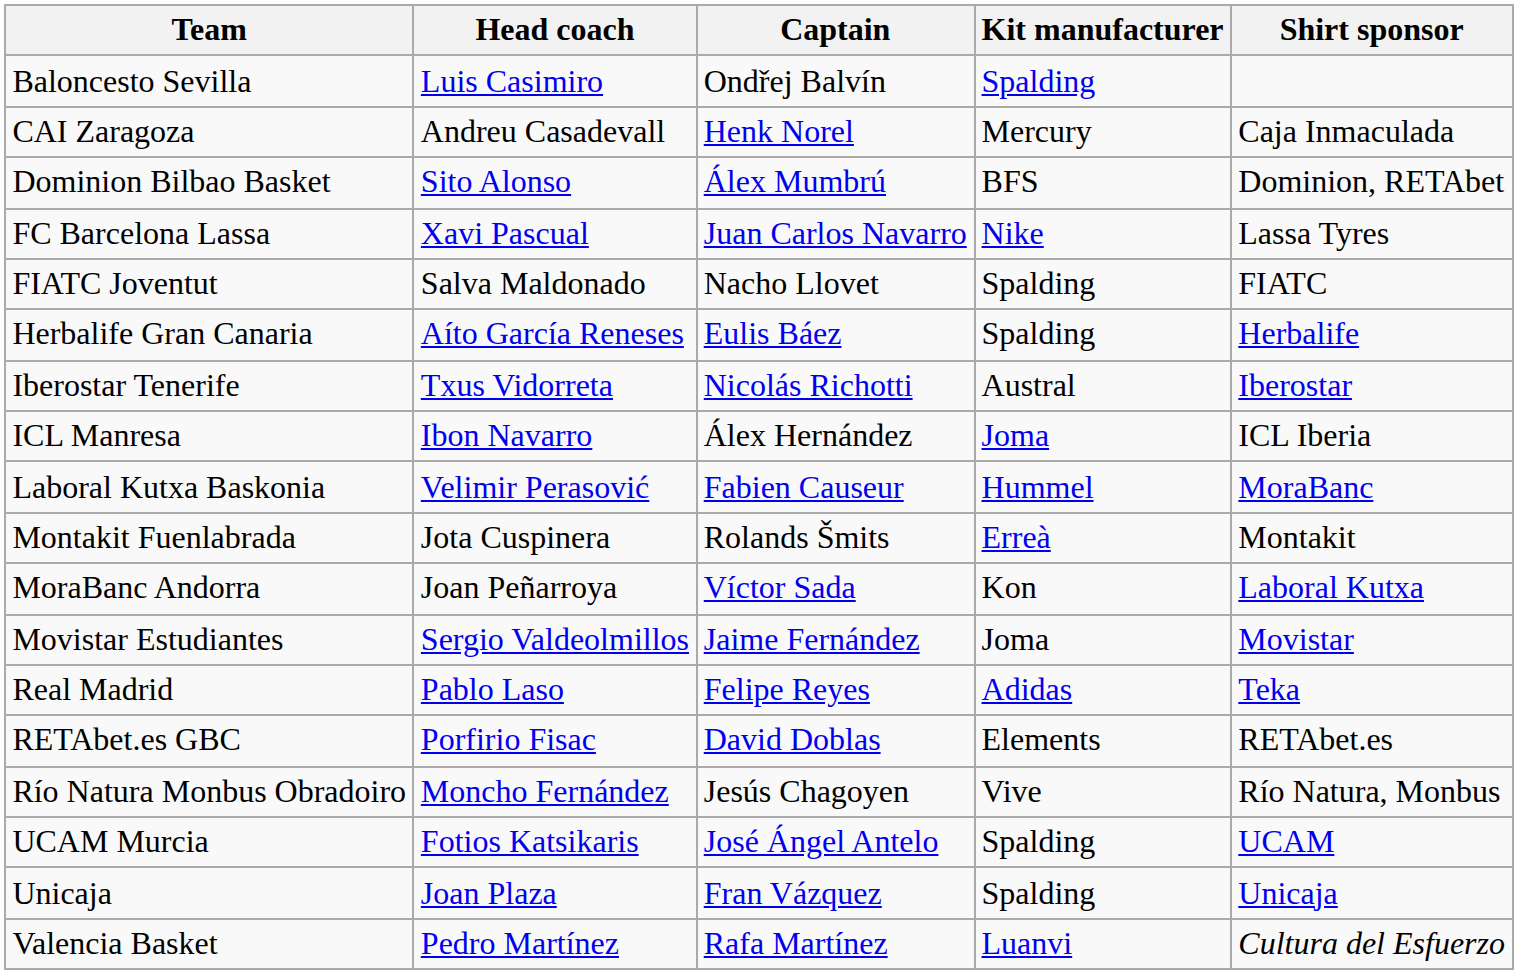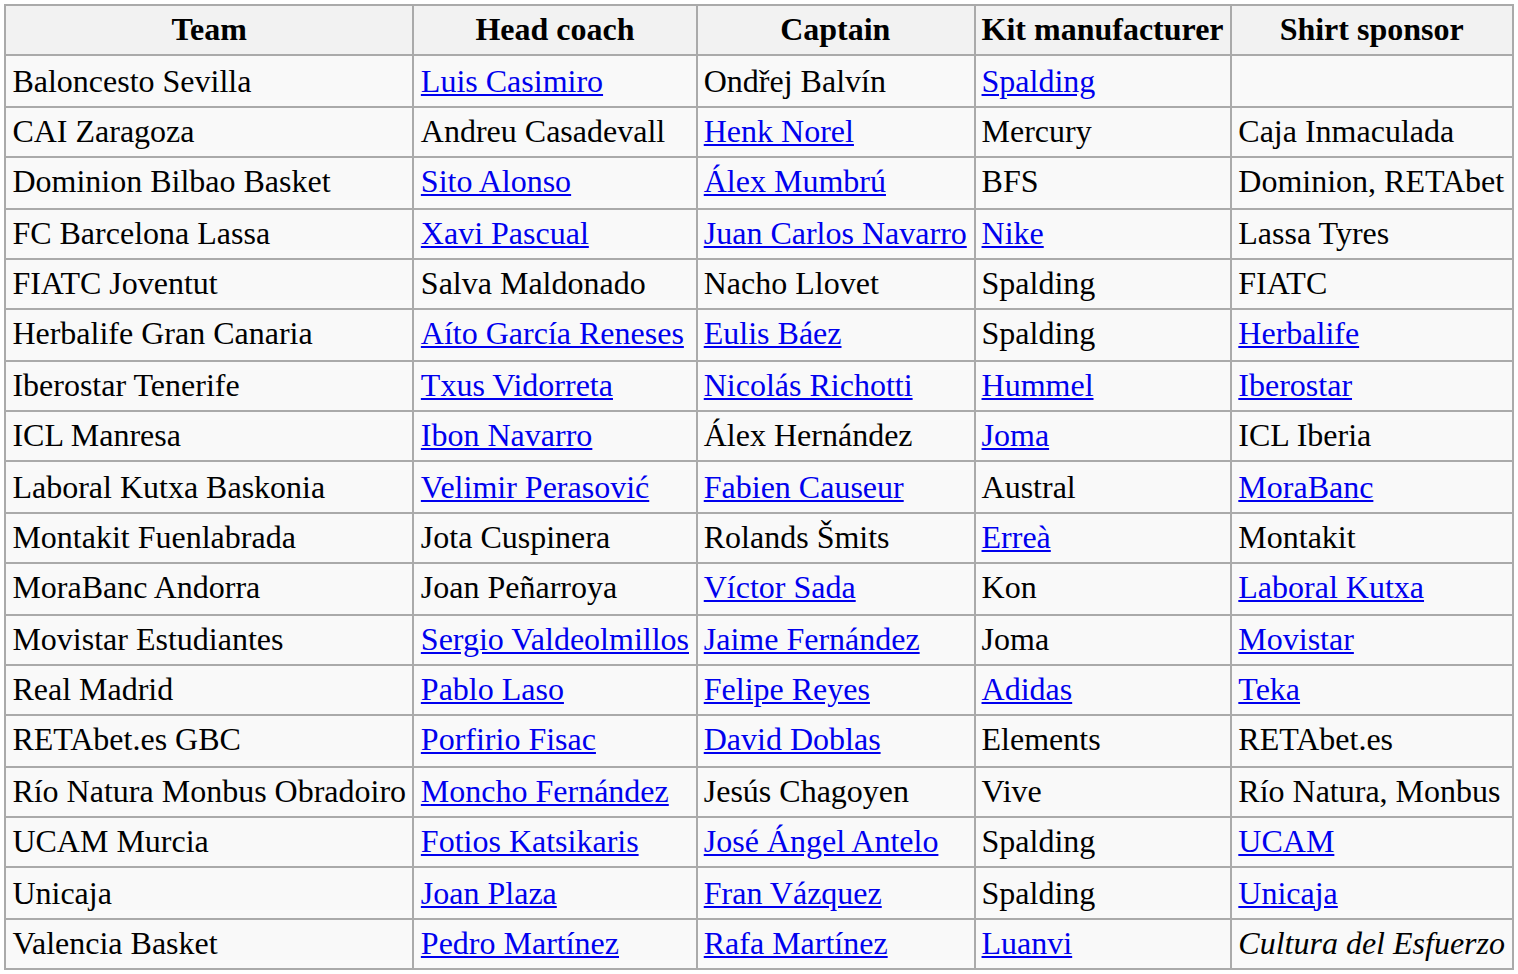(1029, 385) Austral -> (1038, 385) Hummel
(1038, 486) Hummel -> (1029, 486) Austral
